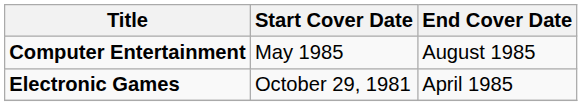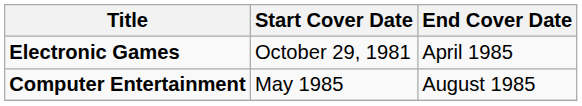rows swapped: (94, 84) <-> (127, 52)
